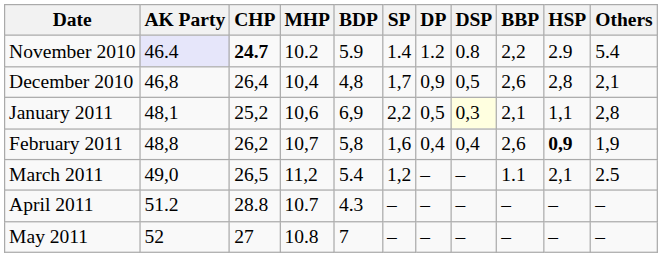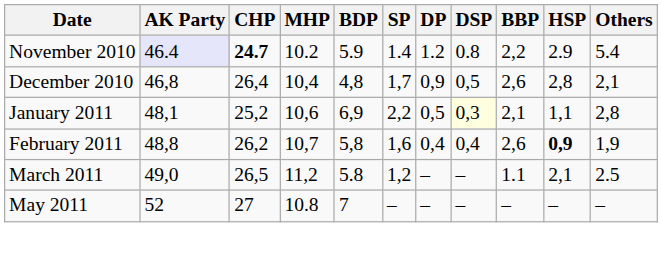(351, 174) 5.4 -> (351, 174) 5.8
- row: (51, 205)
